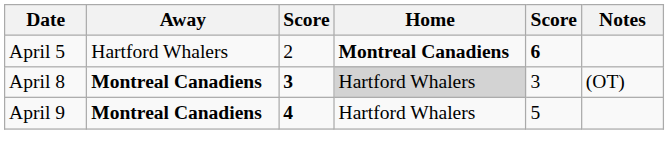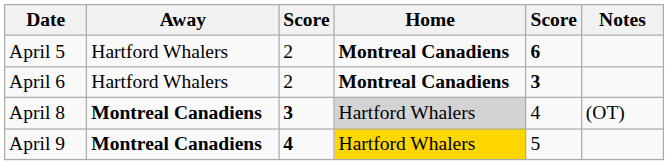+ row: (37, 81)
(535, 81) 3 -> (535, 112) 4
(407, 112) no background -> (407, 143) gold background
